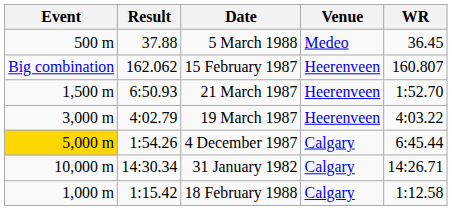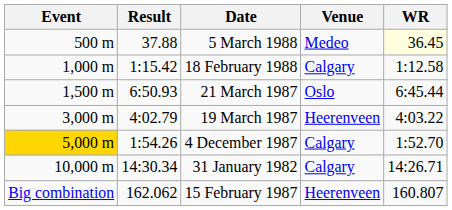(426, 42) no background -> (426, 42) lightyellow background
rows swapped: (241, 192) <-> (241, 67)
(342, 92) Heerenveen -> (320, 92) Oslo
(419, 92) 1:52.70 -> (419, 92) 6:45.44
(419, 142) 6:45.44 -> (419, 142) 1:52.70
